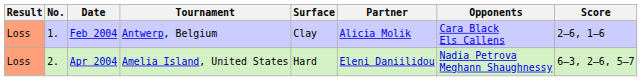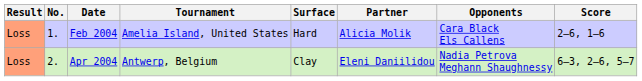(170, 34) Antwerp, Belgium -> (205, 34) Amelia Island, United States
(305, 34) Clay -> (305, 34) Hard
(205, 62) Amelia Island, United States -> (170, 62) Antwerp, Belgium
(305, 62) Hard -> (305, 62) Clay
